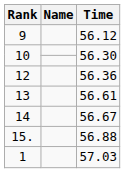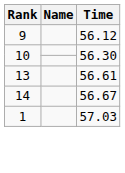- row: (22, 76)
- row: (22, 137)
